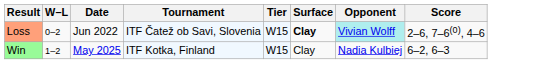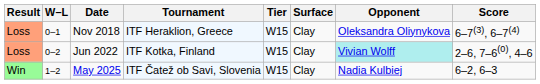+ row: (96, 31)
(193, 31) ITF Čatež ob Savi, Slovenia -> (170, 52) ITF Kotka, Finland
(305, 31) bold -> (304, 52) normal
(170, 50) ITF Kotka, Finland -> (193, 70) ITF Čatež ob Savi, Slovenia
